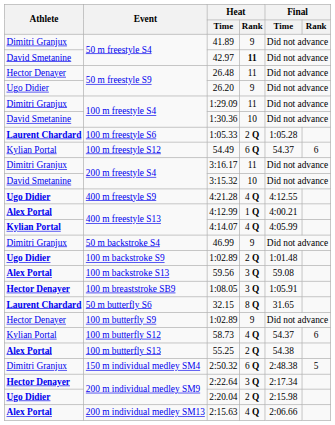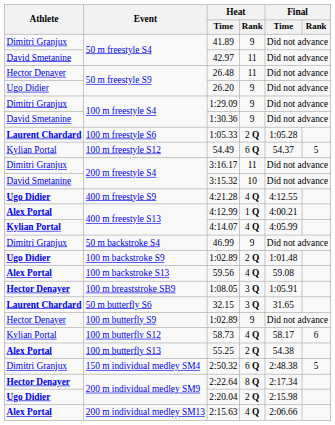(252, 58) bold -> (252, 58) normal
(252, 104) 11 -> (252, 104) 9
(252, 119) 10 -> (252, 119) 9
(316, 150) 6 -> (316, 150) 5
(252, 274) 3 Q -> (252, 274) 4 Q
(252, 305) 8 Q -> (252, 305) 3 Q
(283, 335) 54.37 -> (283, 335) 58.17
(252, 382) 3 Q -> (252, 382) 8 Q
